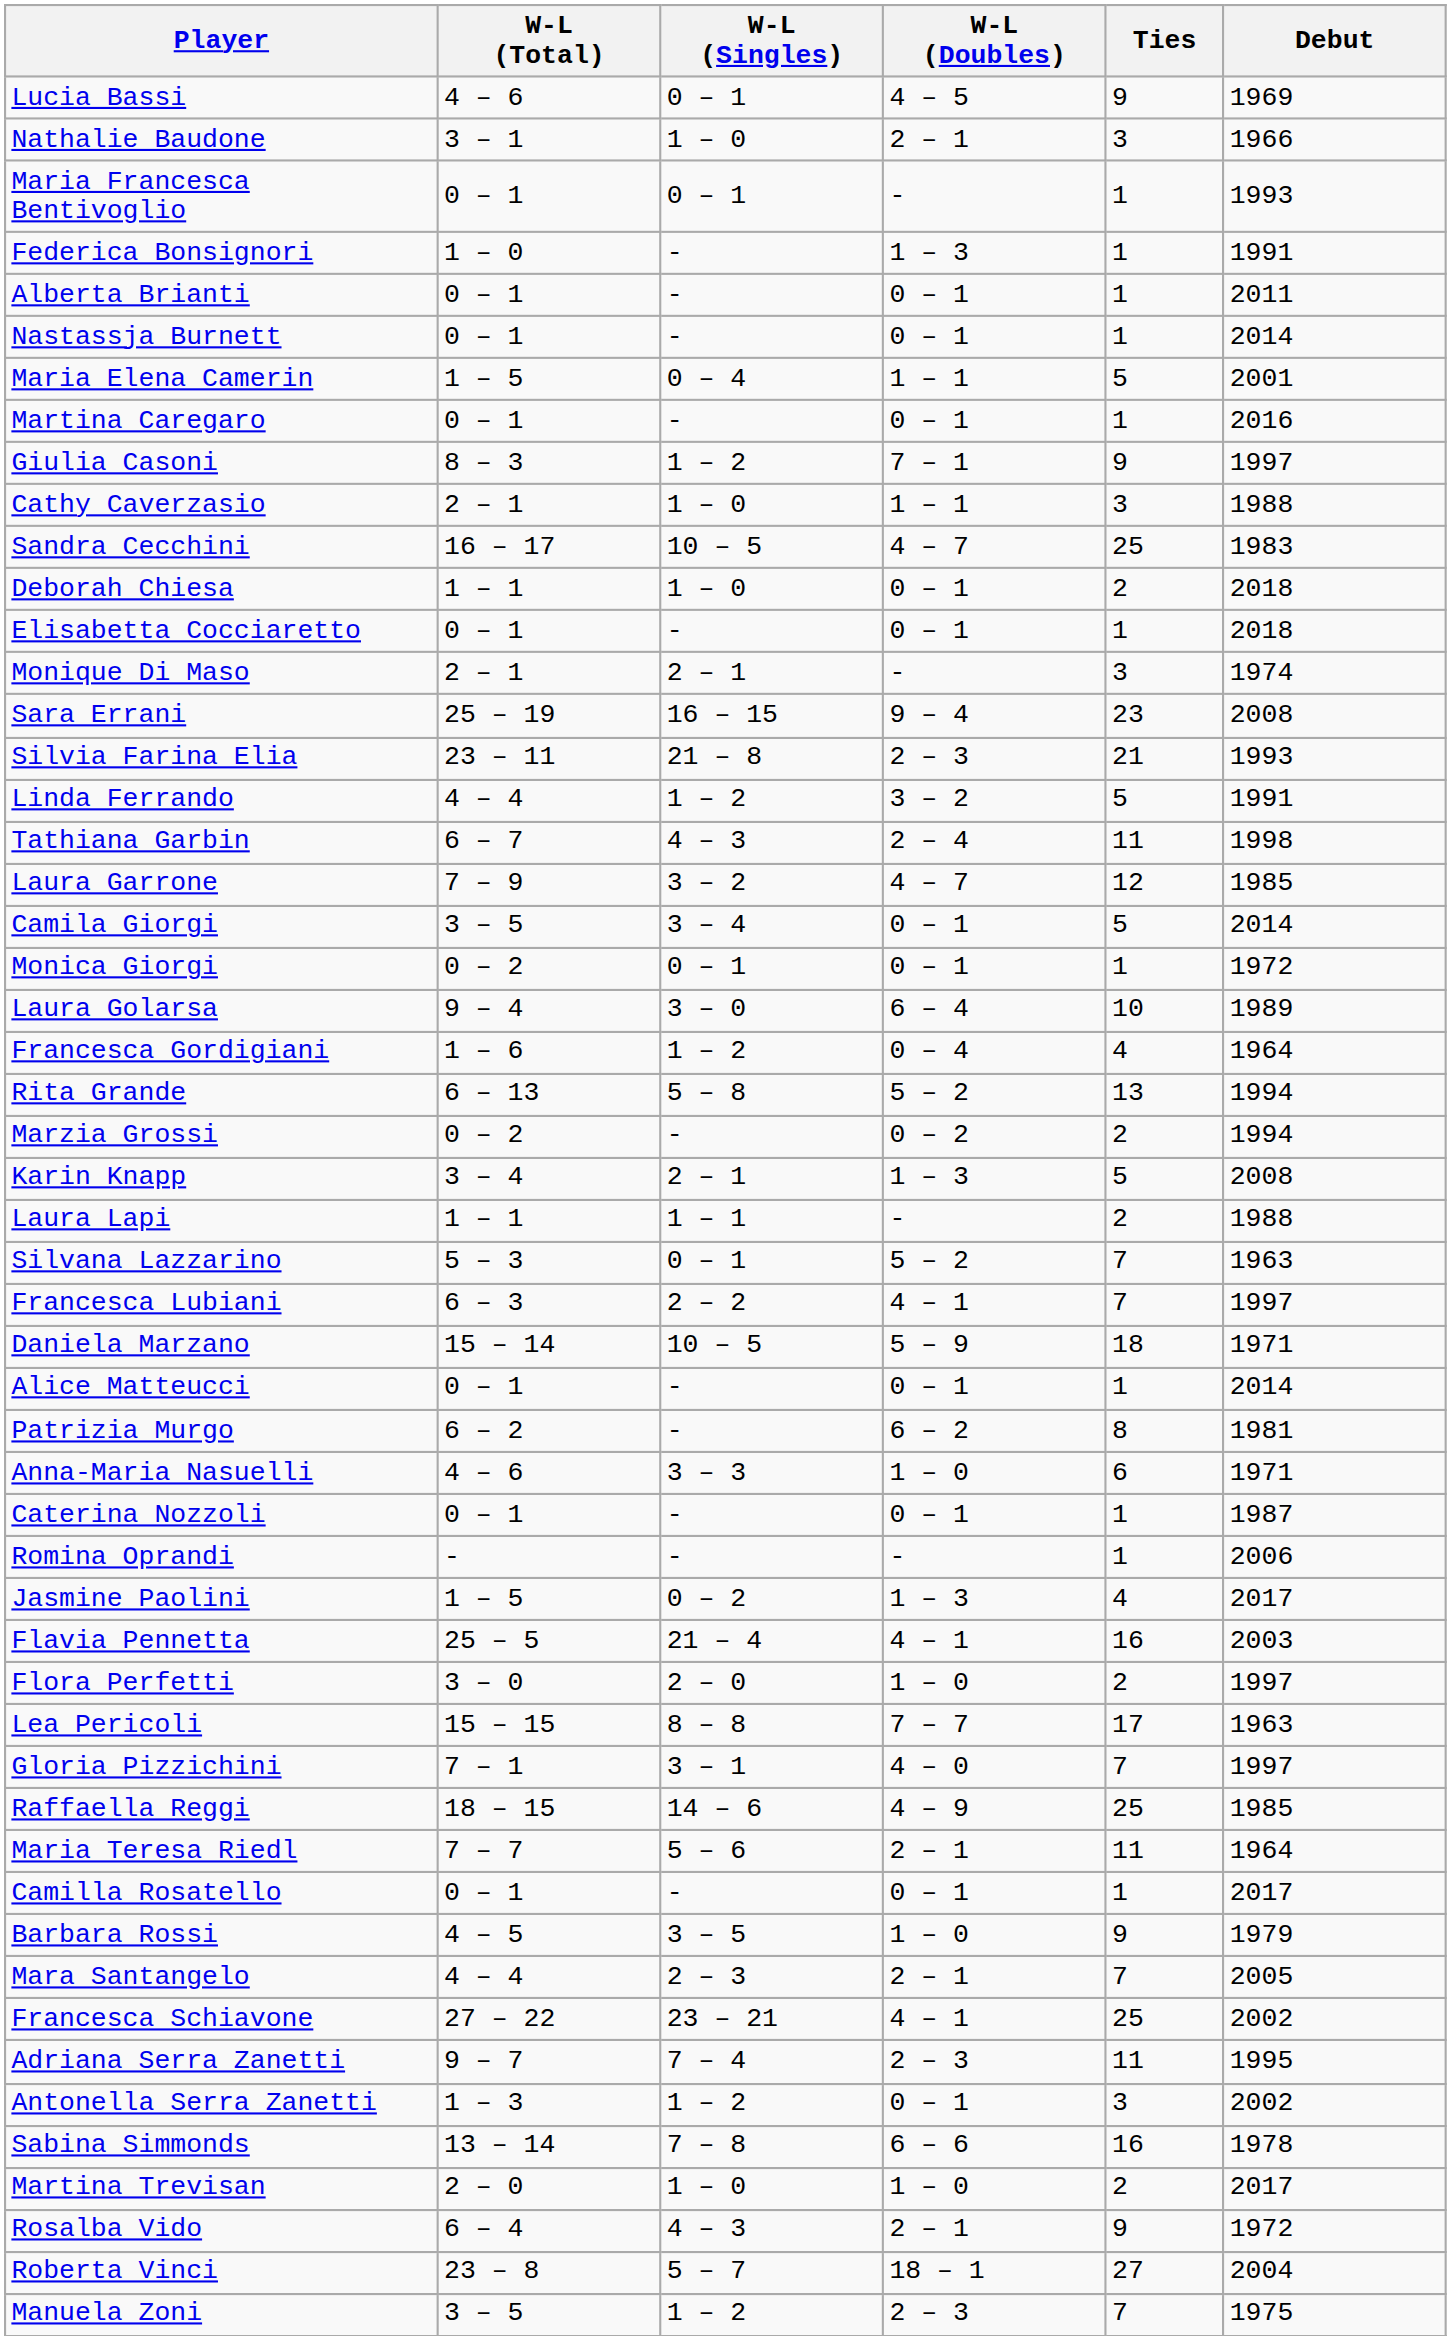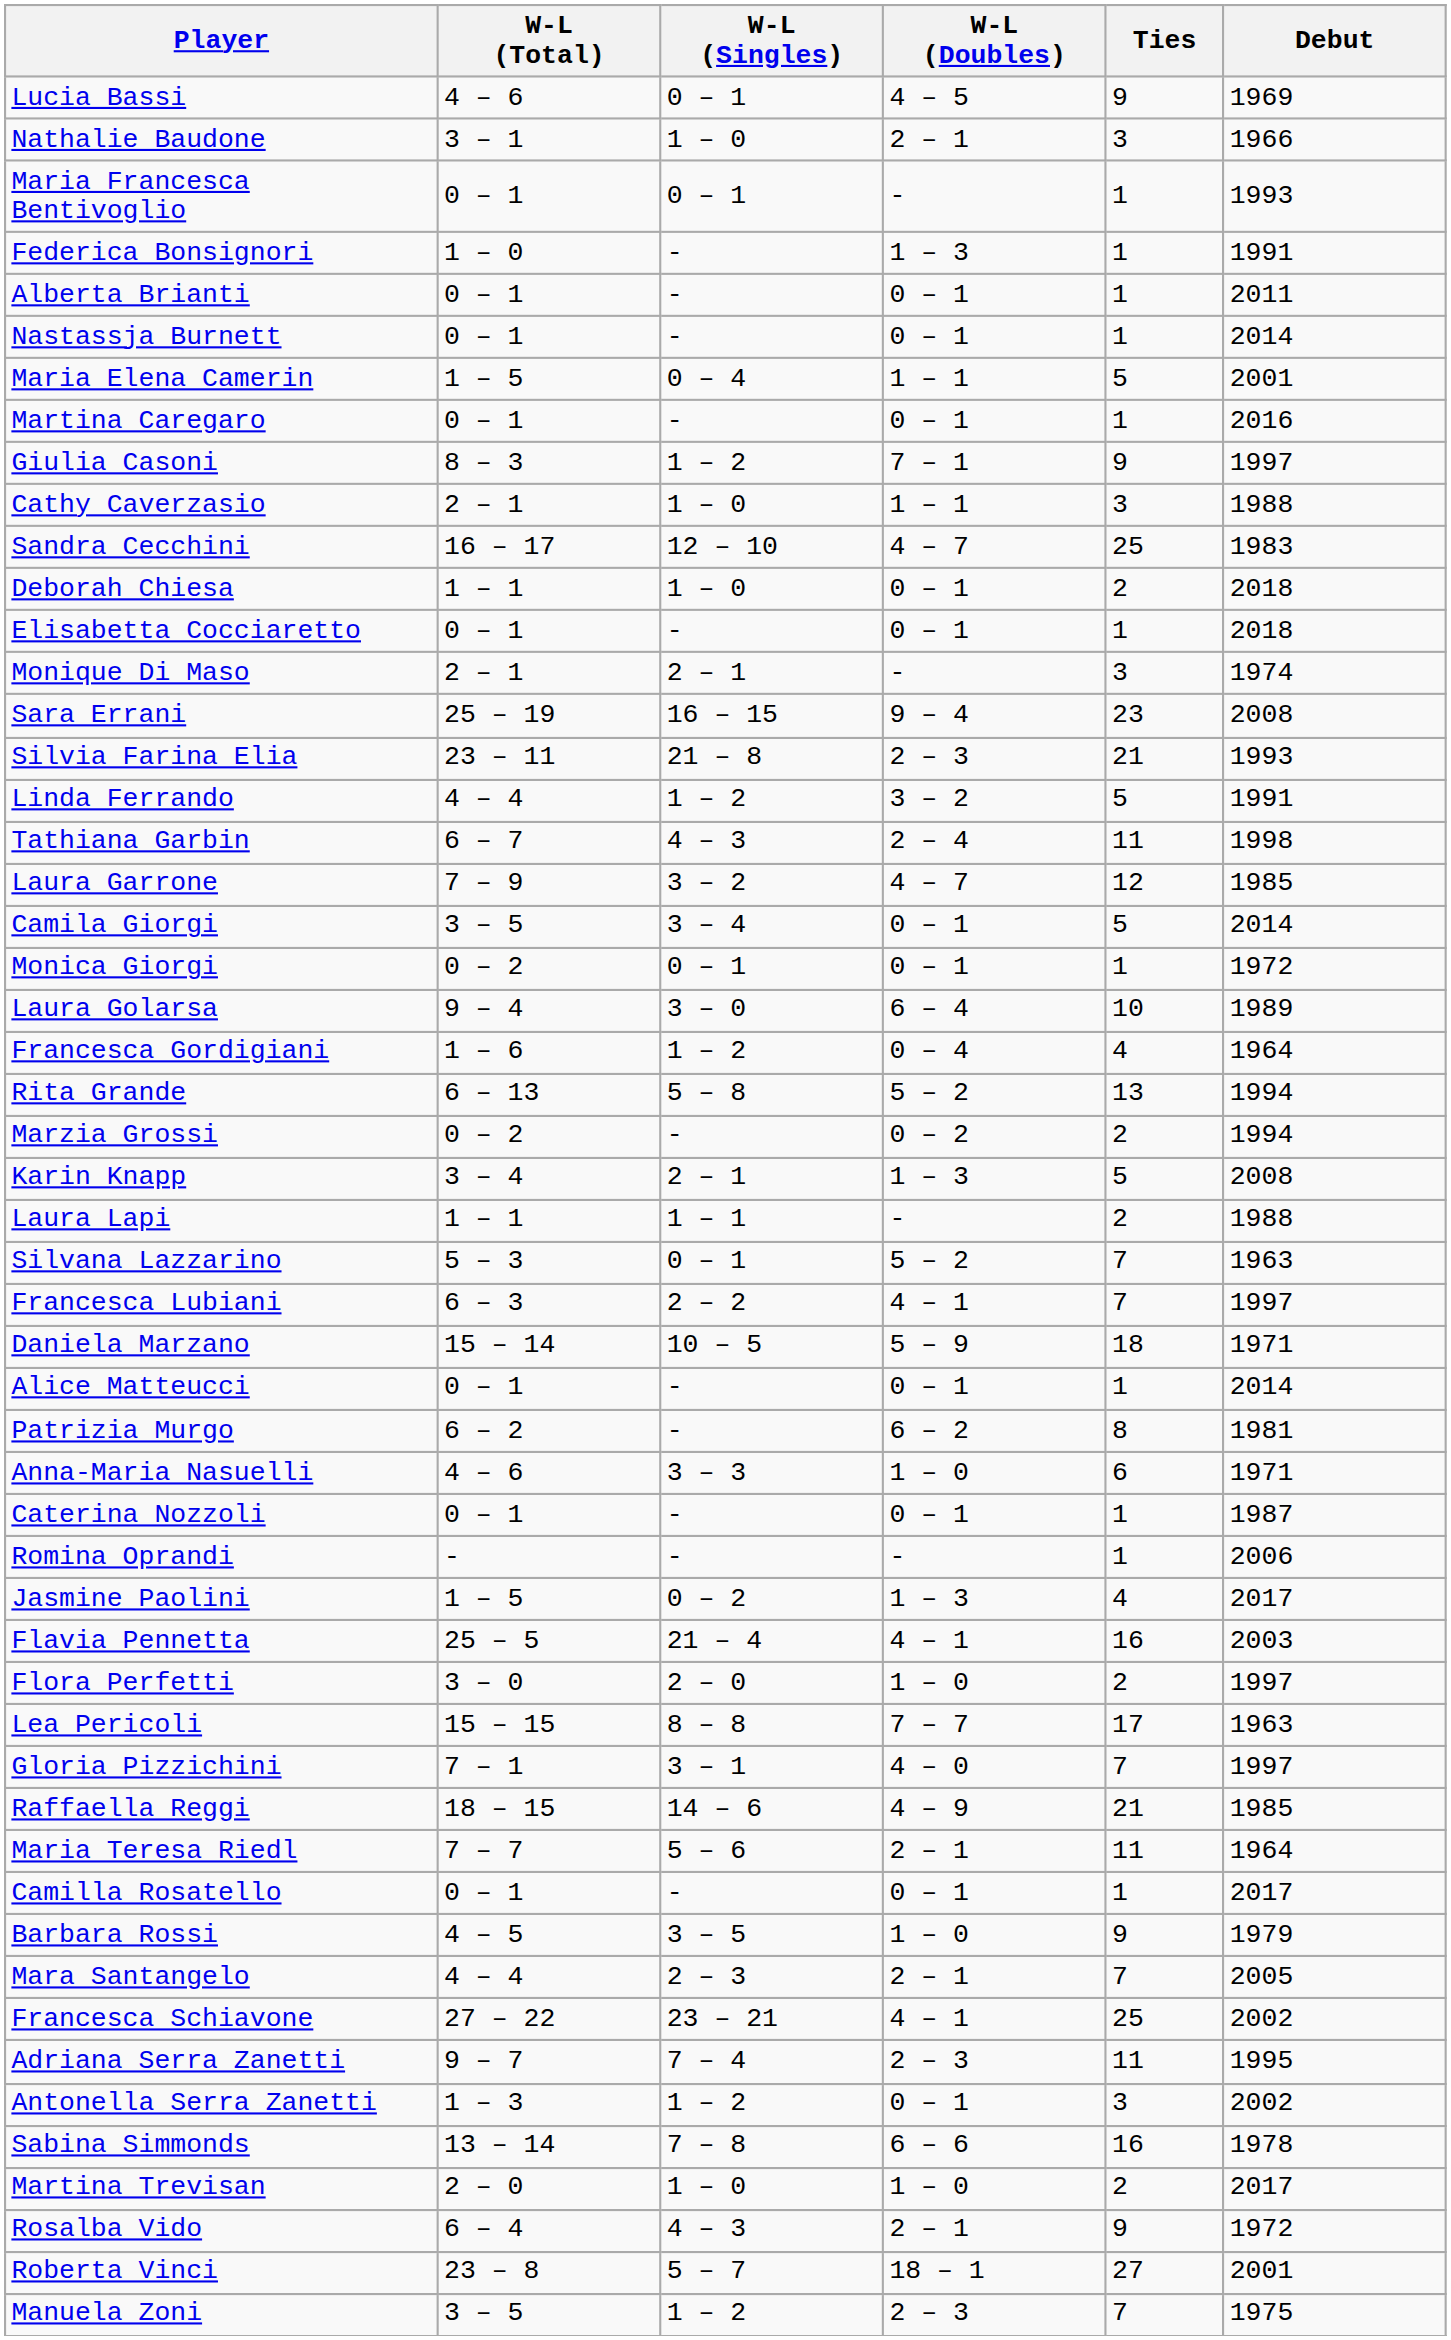(714, 547) 10 – 5 -> (722, 547) 12 – 10
(1128, 1809) 25 -> (1128, 1809) 21
(1262, 2272) 2004 -> (1262, 2272) 2001
